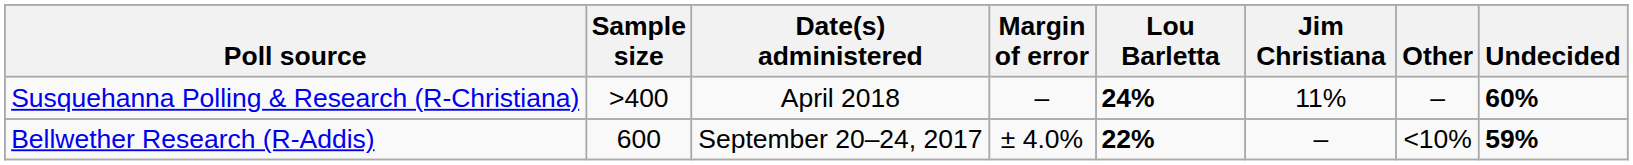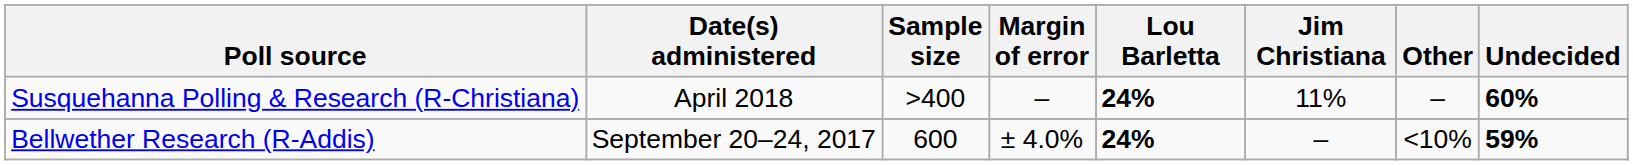columns swapped: (840, 41) <-> (639, 41)
(1128, 139) 22% -> (1128, 139) 24%
